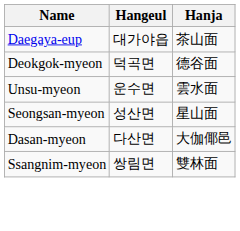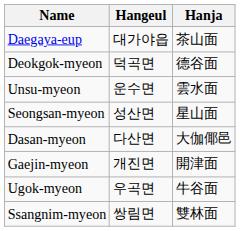+ row: (48, 164)
+ row: (45, 189)
